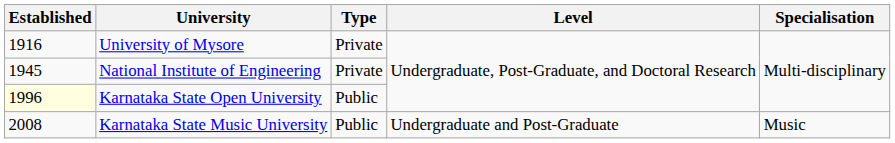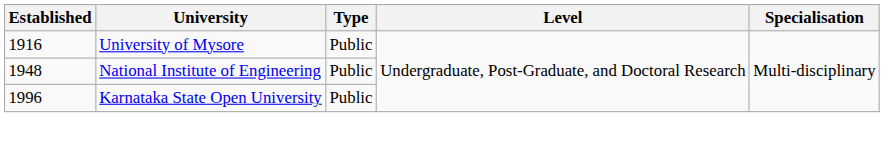(359, 44) Private -> (351, 44) Public
(25, 71) 1945 -> (25, 71) 1948
(359, 71) Private -> (351, 71) Public
(25, 97) lightyellow background -> (25, 97) no background
- row: (213, 124)
